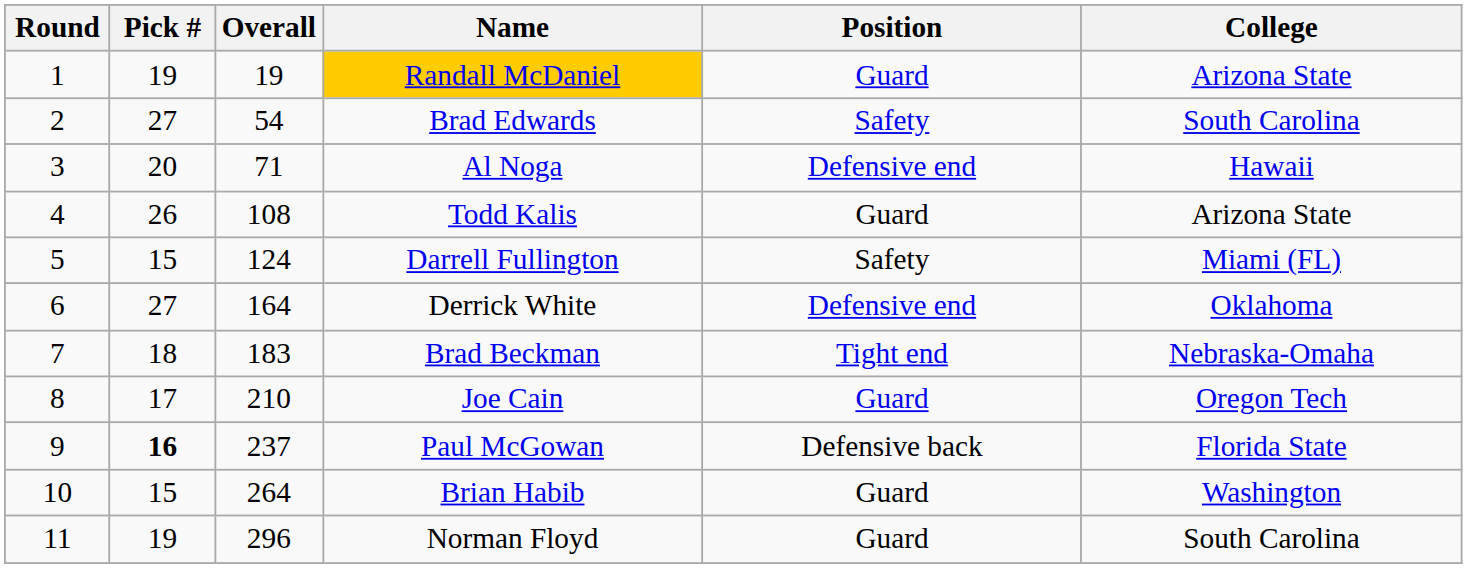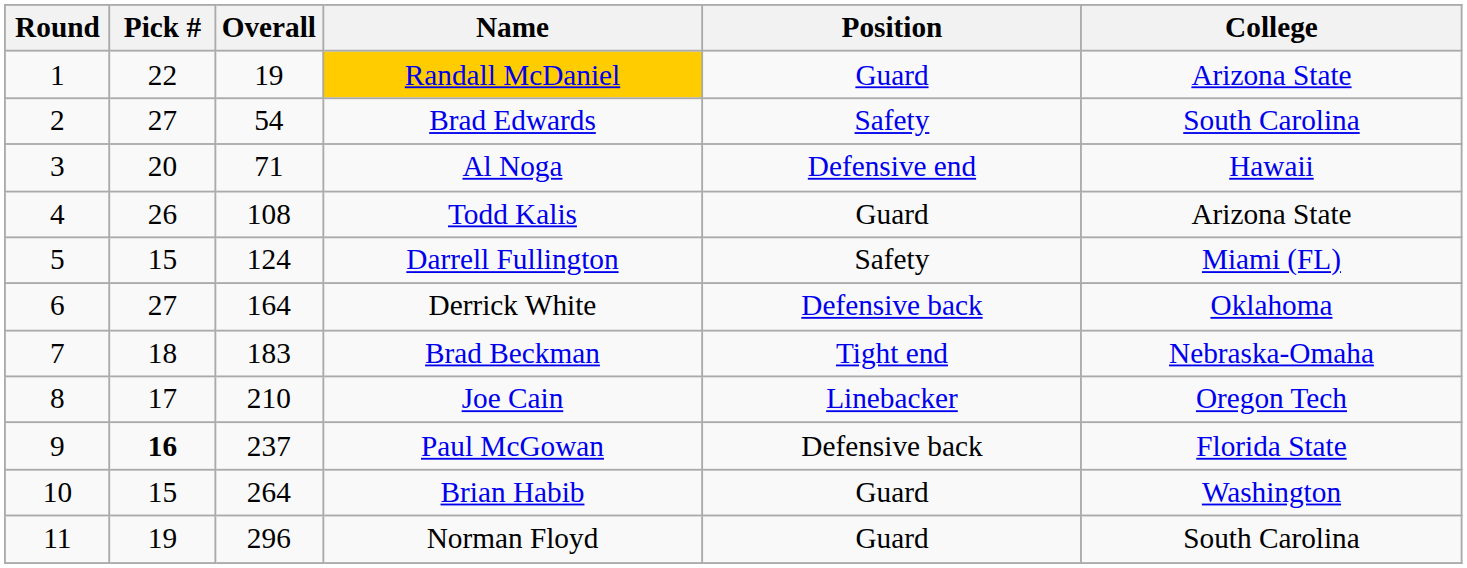(162, 74) 19 -> (162, 74) 22
(892, 306) Defensive end -> (892, 306) Defensive back
(892, 399) Guard -> (892, 399) Linebacker
